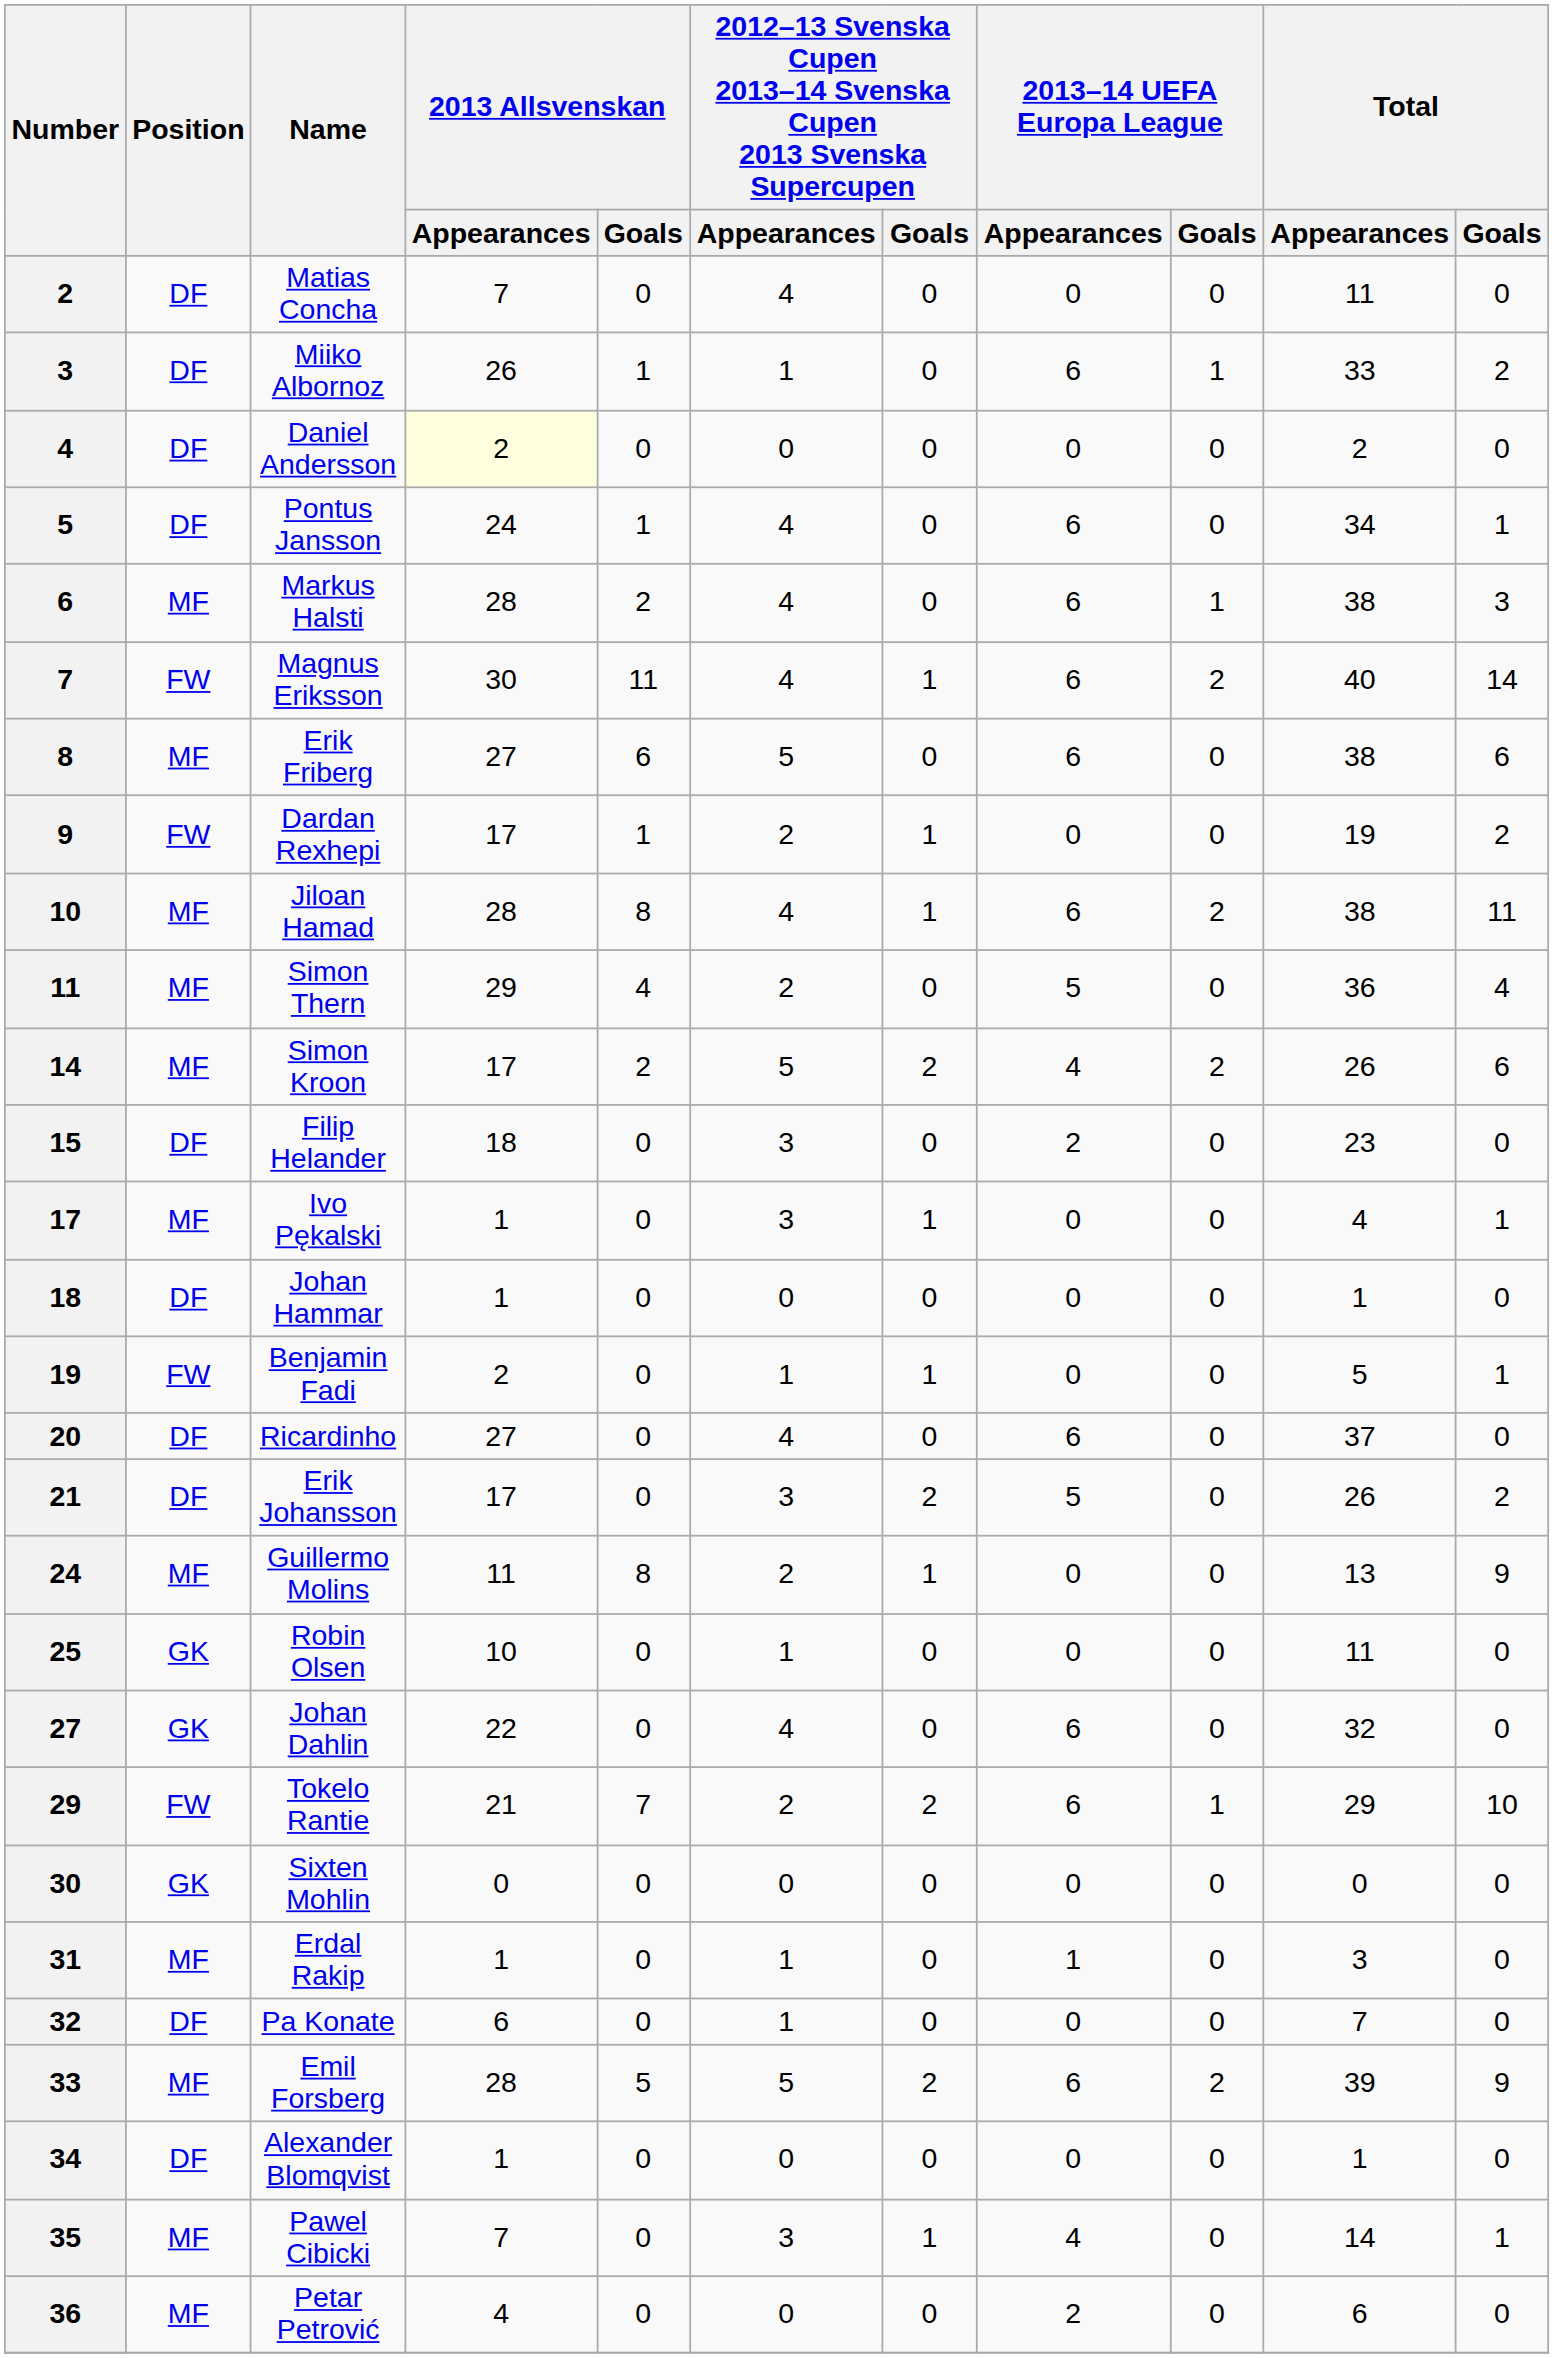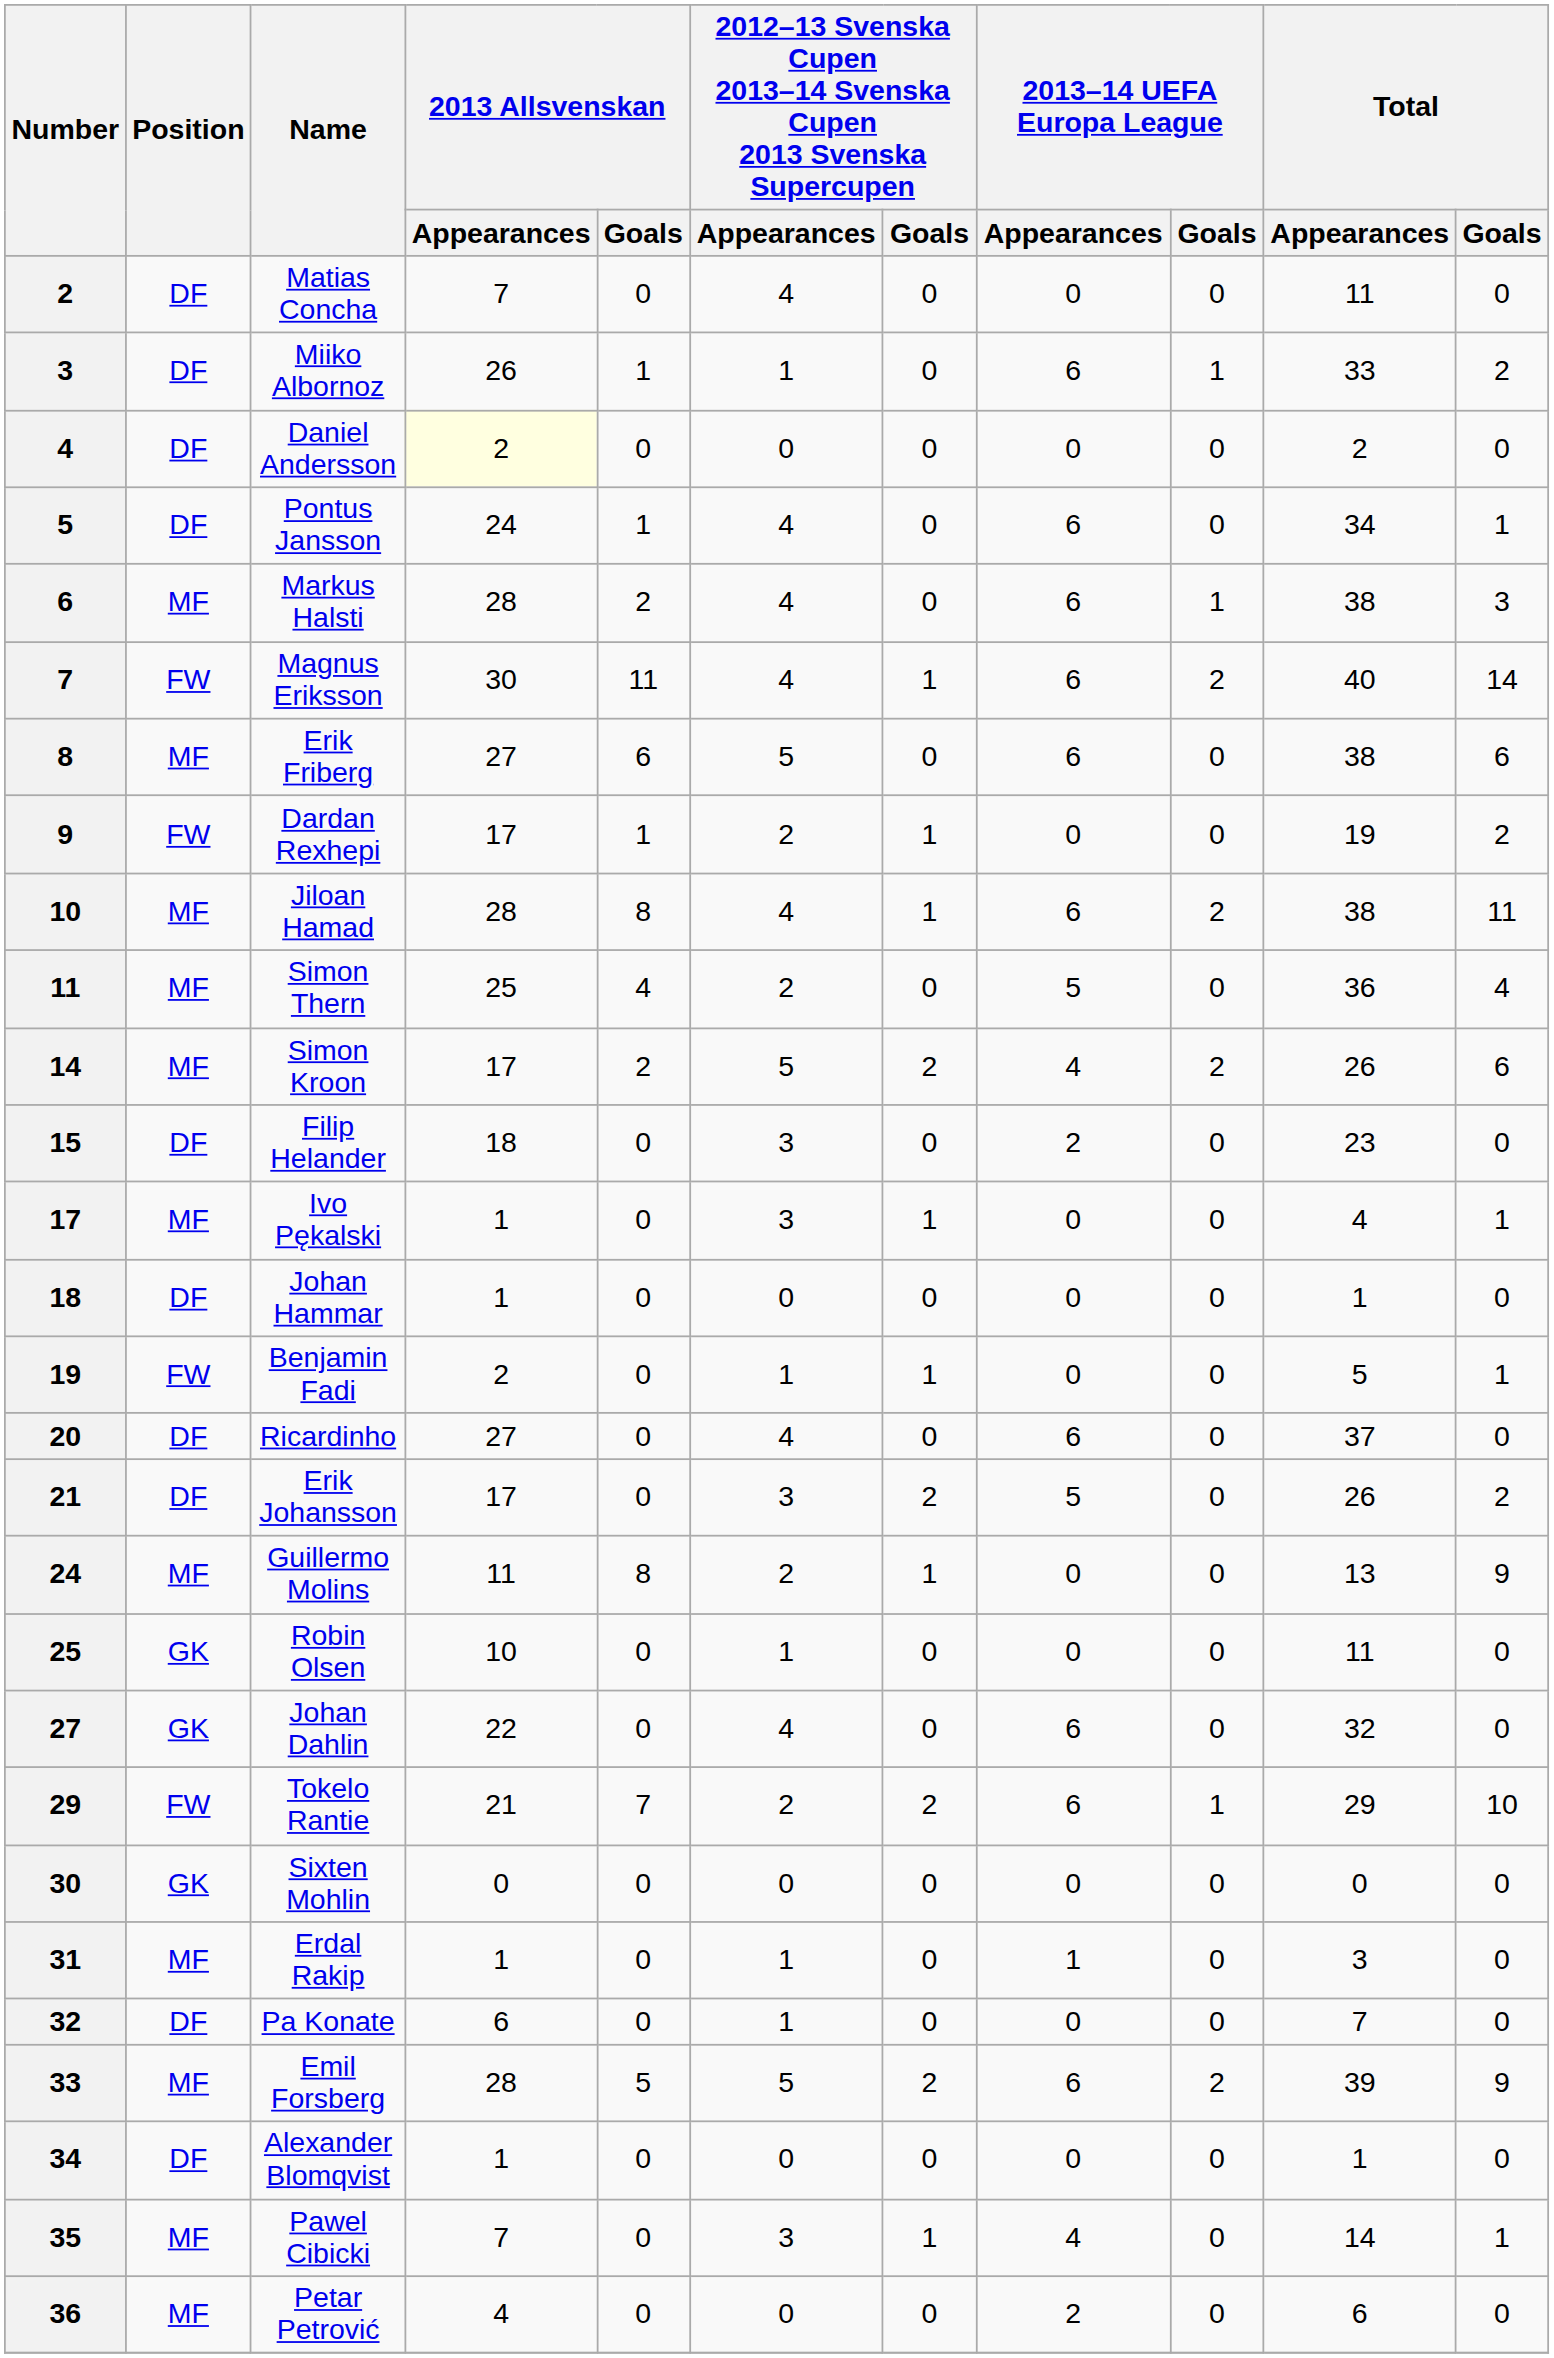(501, 988) 29 -> (501, 988) 25
